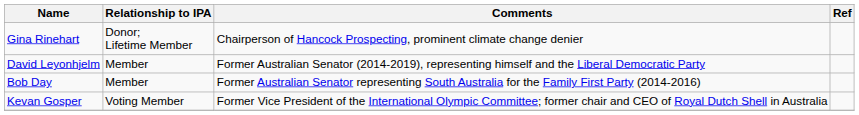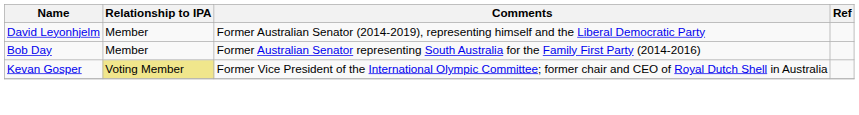- row: (43, 38)
(145, 100) no background -> (145, 69) khaki background
